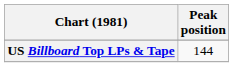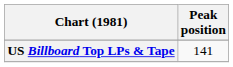(203, 51) 144 -> (203, 51) 141
